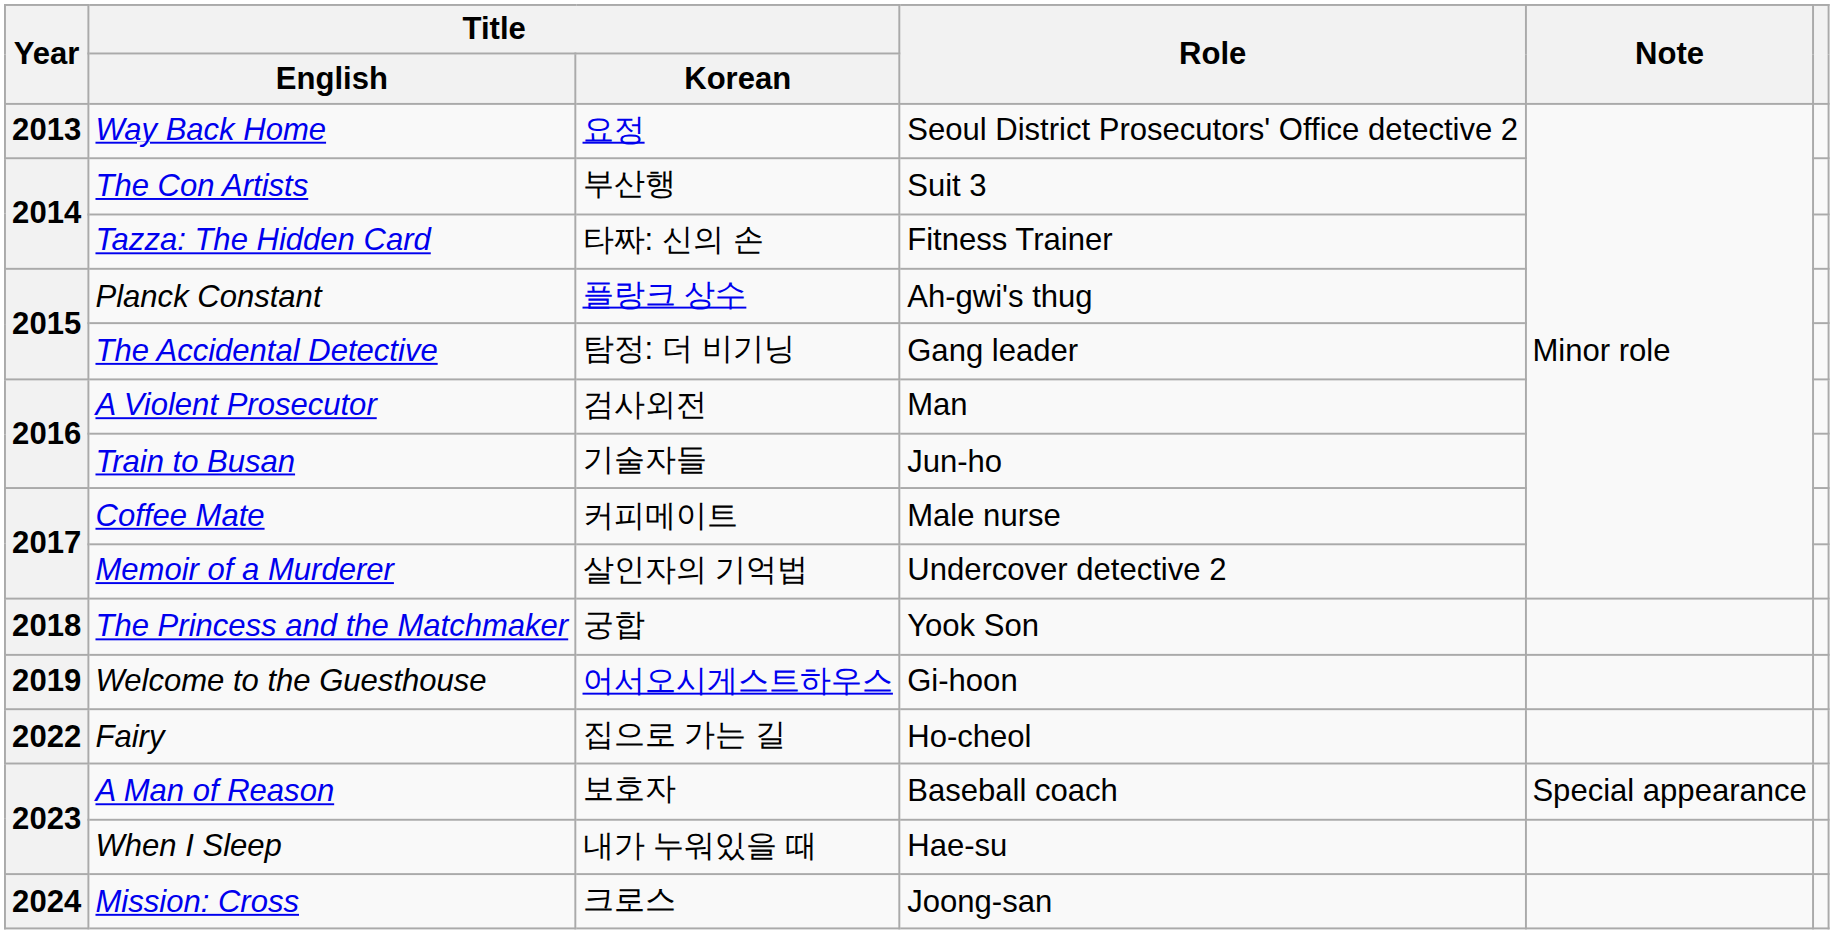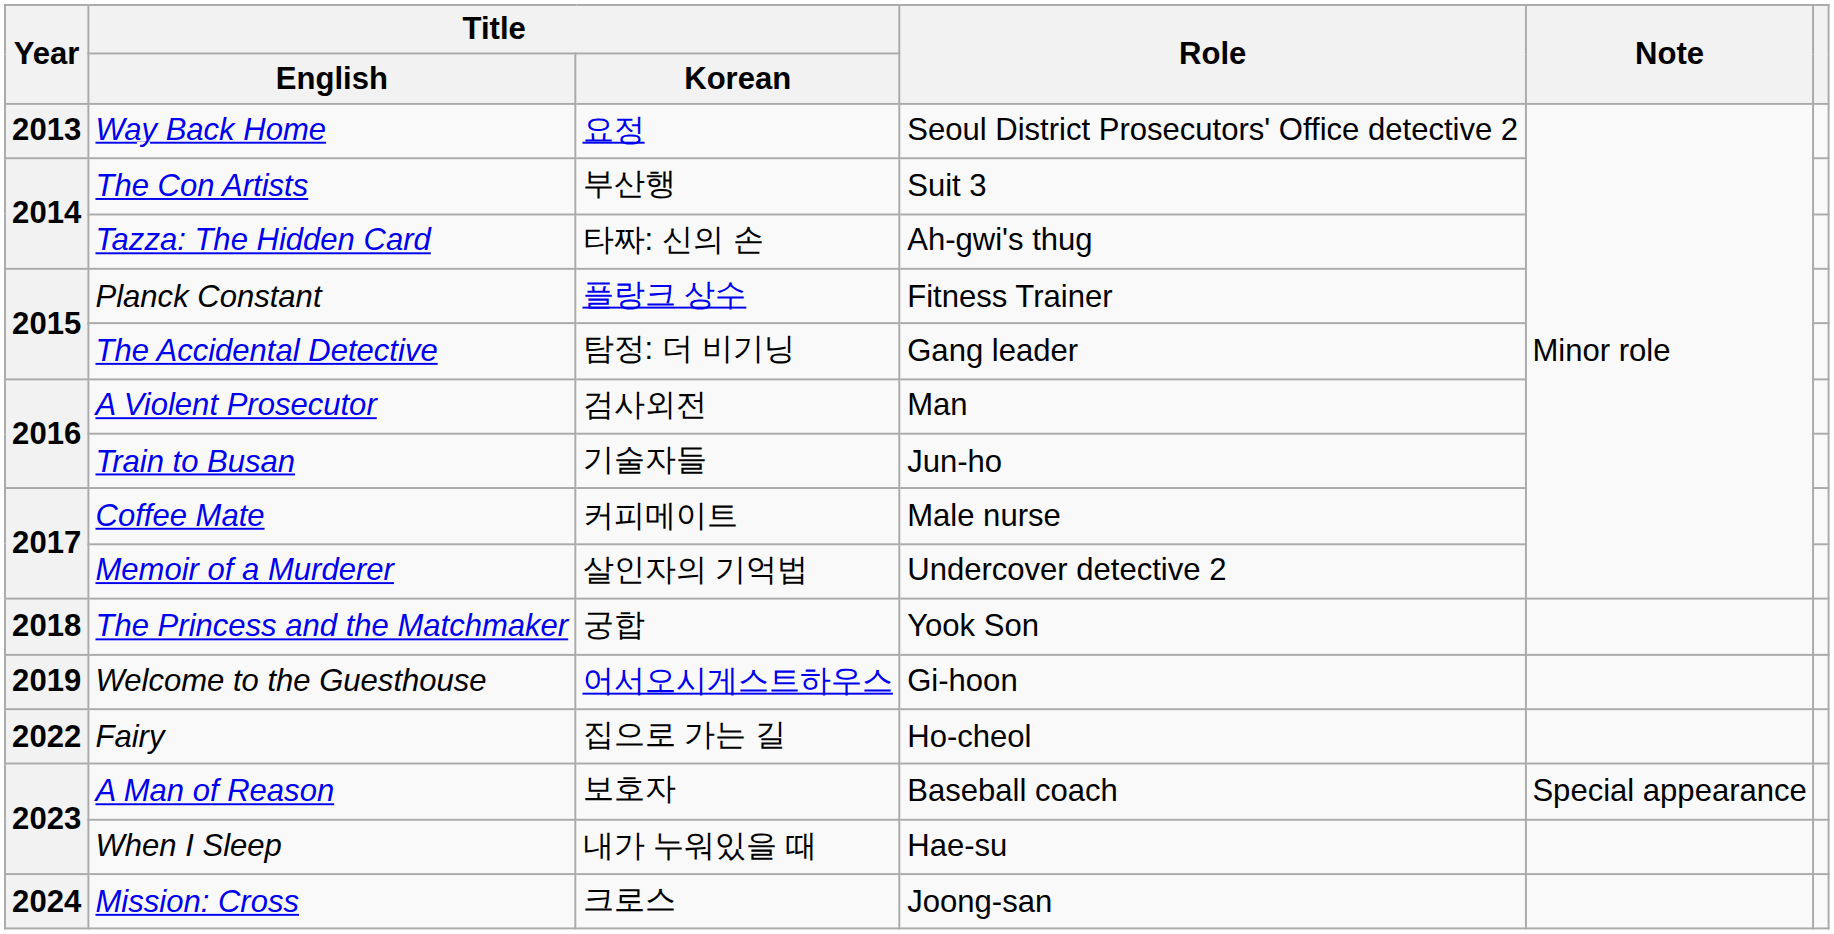(1010, 240) Fitness Trainer -> (1000, 240) Ah-gwi's thug
(1000, 295) Ah-gwi's thug -> (1010, 295) Fitness Trainer
